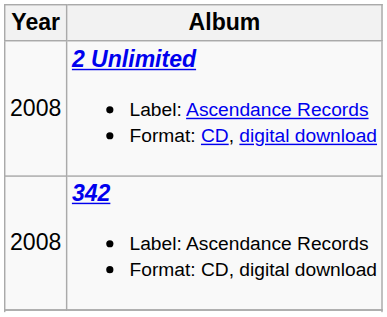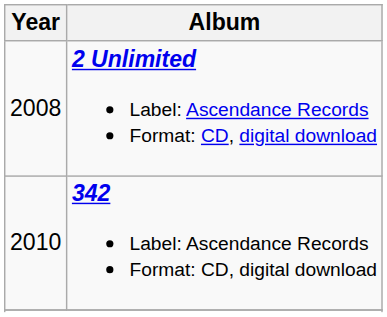(36, 242) 2008 -> (36, 242) 2010
